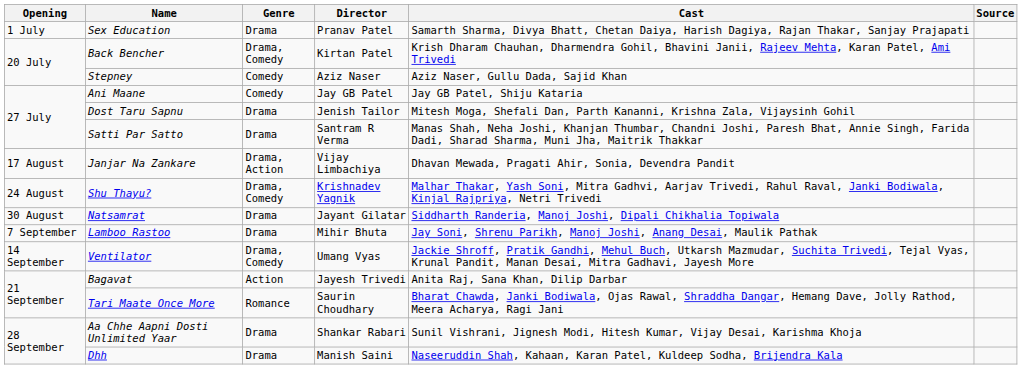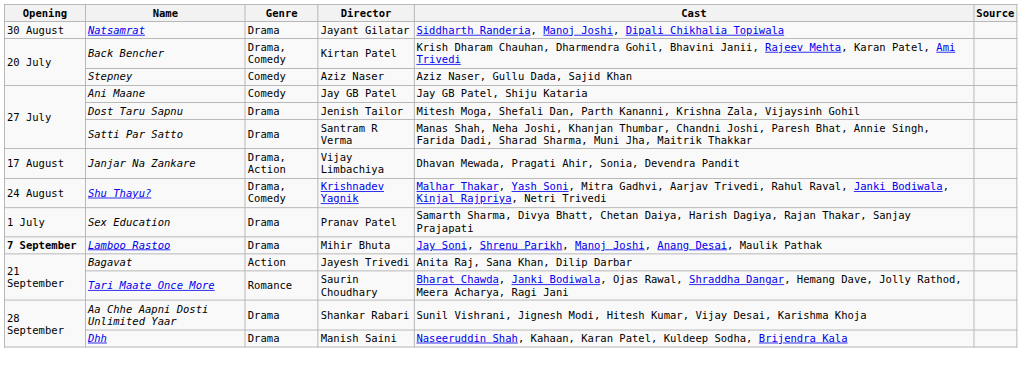rows swapped: (129, 30) <-> (116, 216)
(42, 233) normal -> (42, 245) bold
- row: (120, 256)
